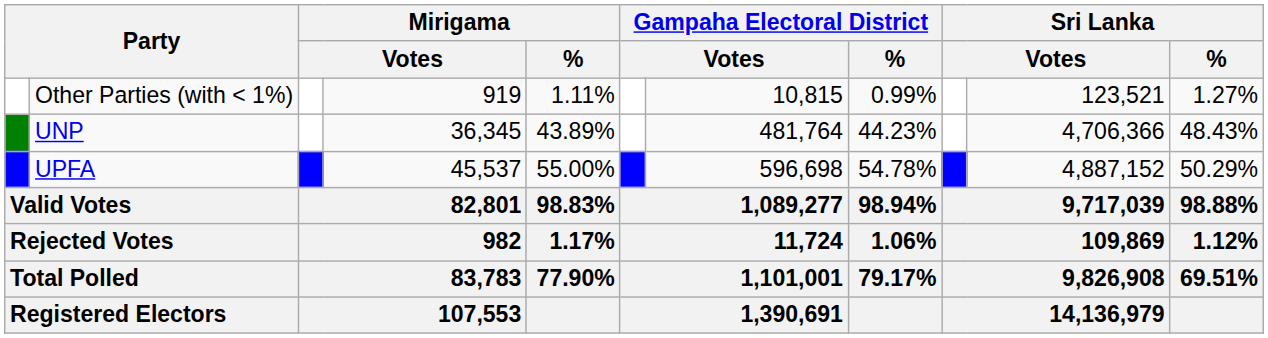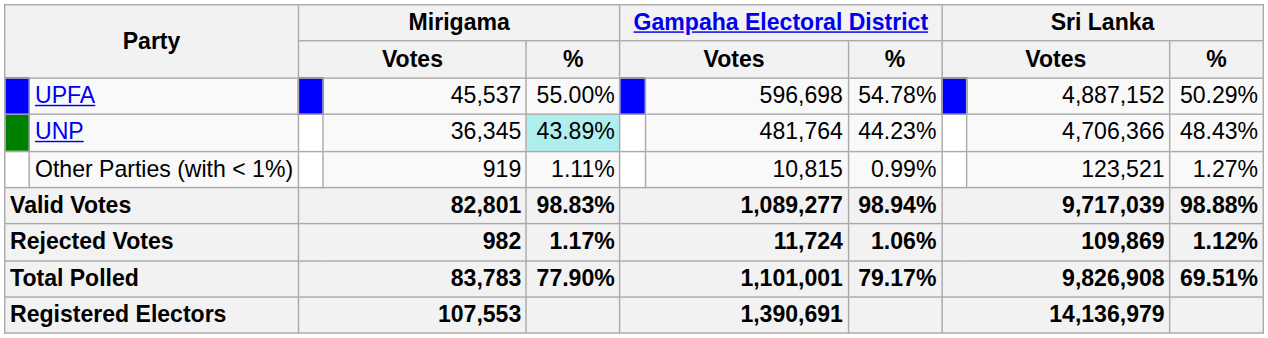rows swapped: (65, 168) <-> (164, 95)
(576, 132) no background -> (576, 132) paleturquoise background
